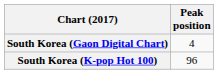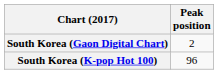(192, 43) 4 -> (192, 43) 2
